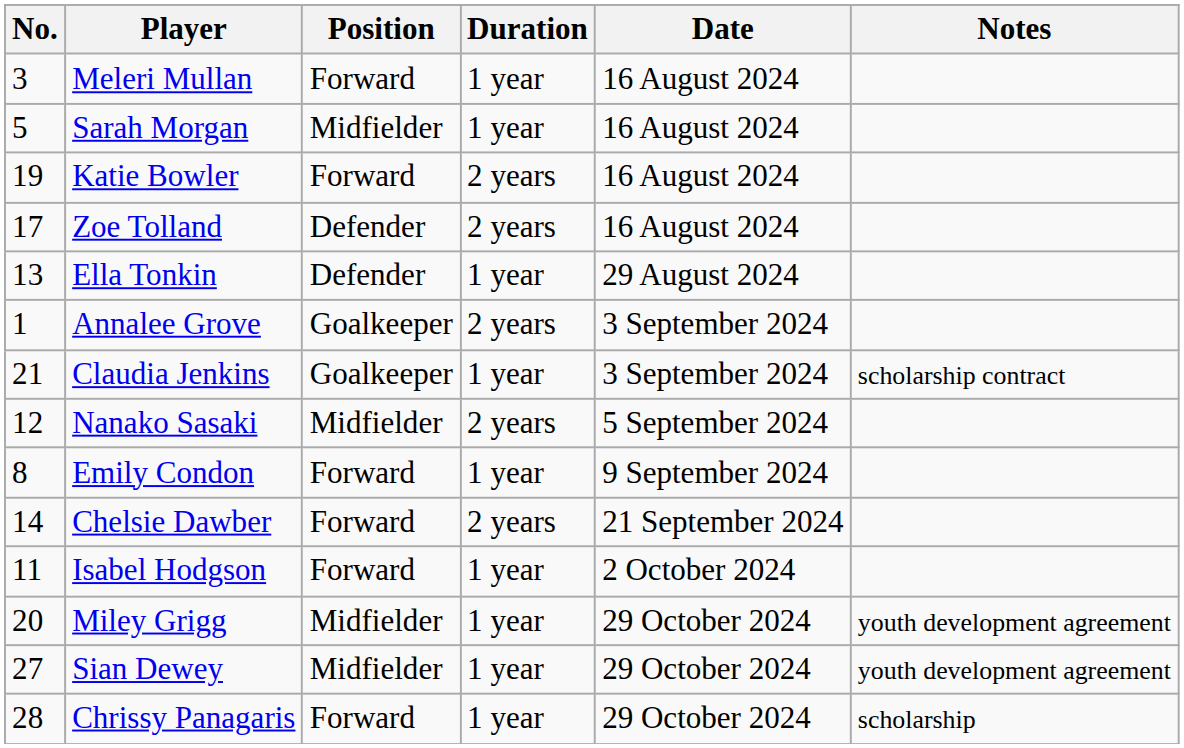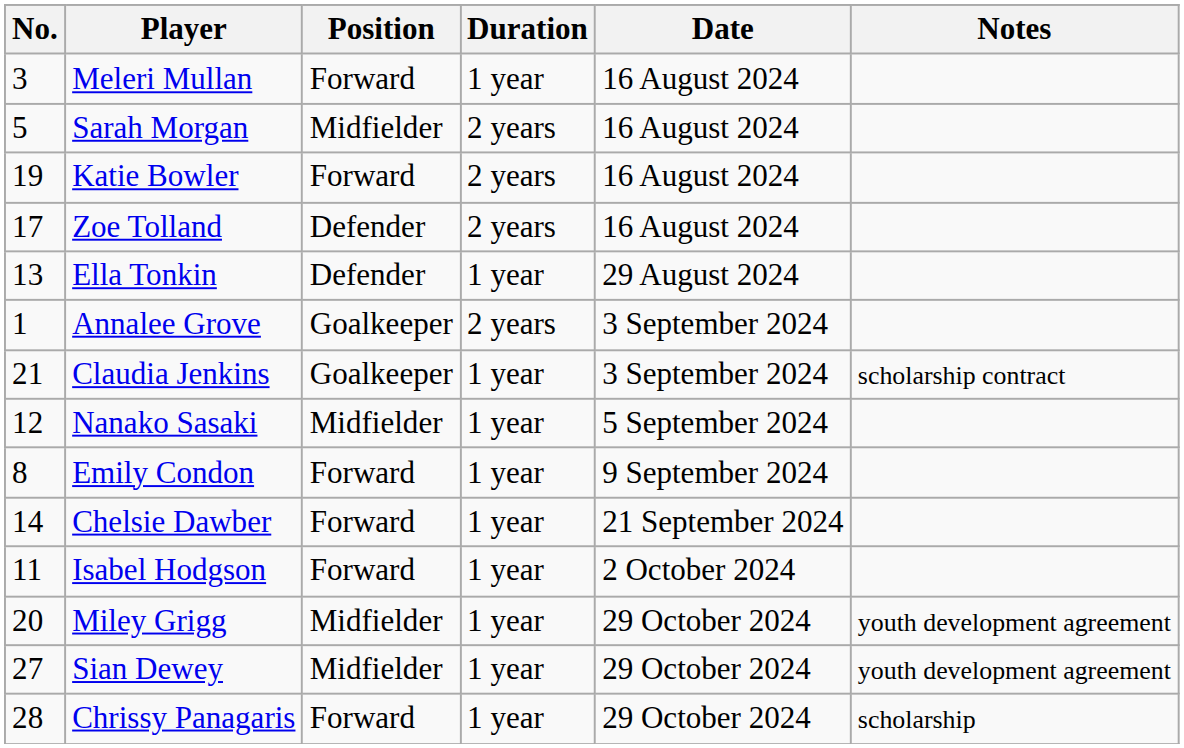(505, 127) 1 year -> (512, 127) 2 years
(512, 422) 2 years -> (505, 422) 1 year
(512, 521) 2 years -> (505, 521) 1 year
